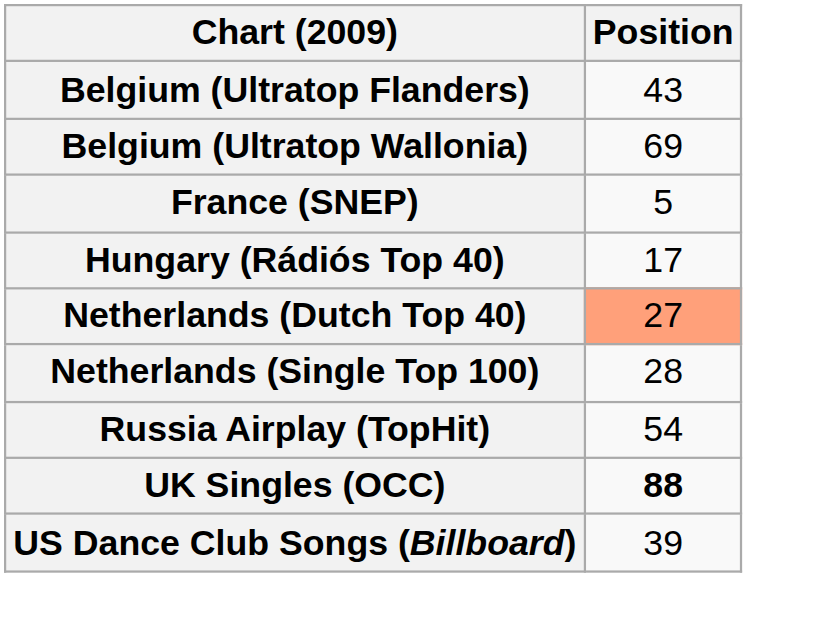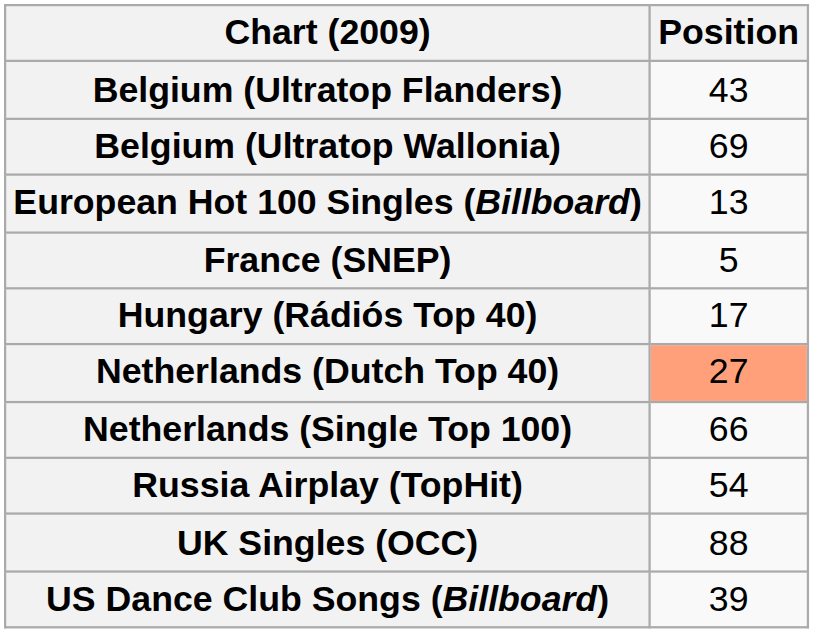+ row: (328, 202)
(663, 372) 28 -> (729, 428) 66
(663, 485) bold -> (729, 542) normal
